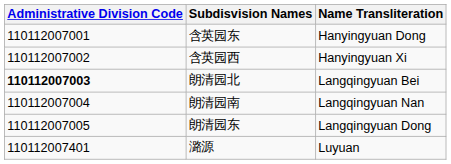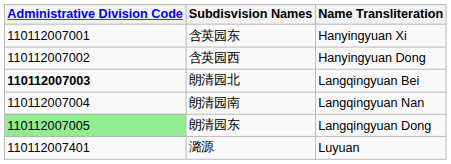(372, 35) Hanyingyuan Dong -> (362, 35) Hanyingyuan Xi
(362, 58) Hanyingyuan Xi -> (372, 58) Hanyingyuan Dong
(49, 125) no background -> (49, 125) lightgreen background
